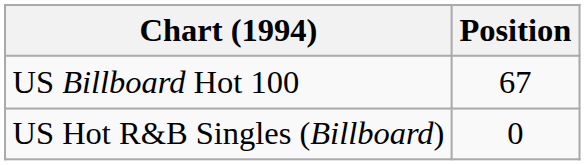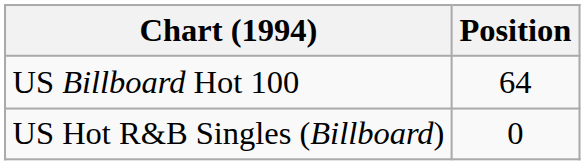(515, 81) 67 -> (515, 81) 64
